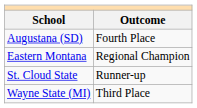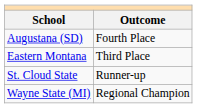(143, 56) Regional Champion -> (123, 56) Third Place
(123, 93) Third Place -> (143, 93) Regional Champion
